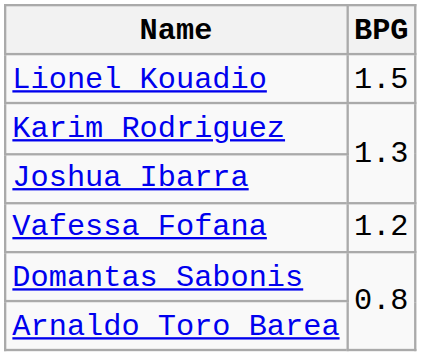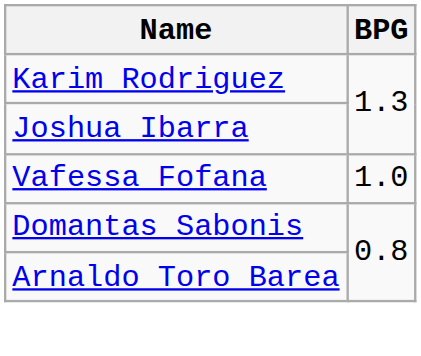- row: (140, 79)
(381, 227) 1.2 -> (381, 178) 1.0
